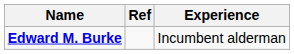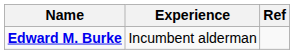columns swapped: (222, 15) <-> (140, 15)
